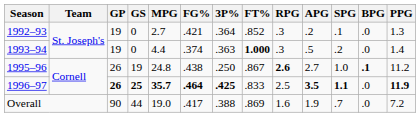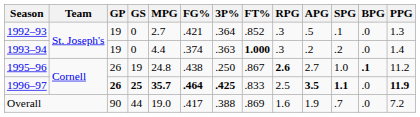(309, 31) .2 -> (309, 31) .5
(309, 49) .5 -> (309, 49) .2
